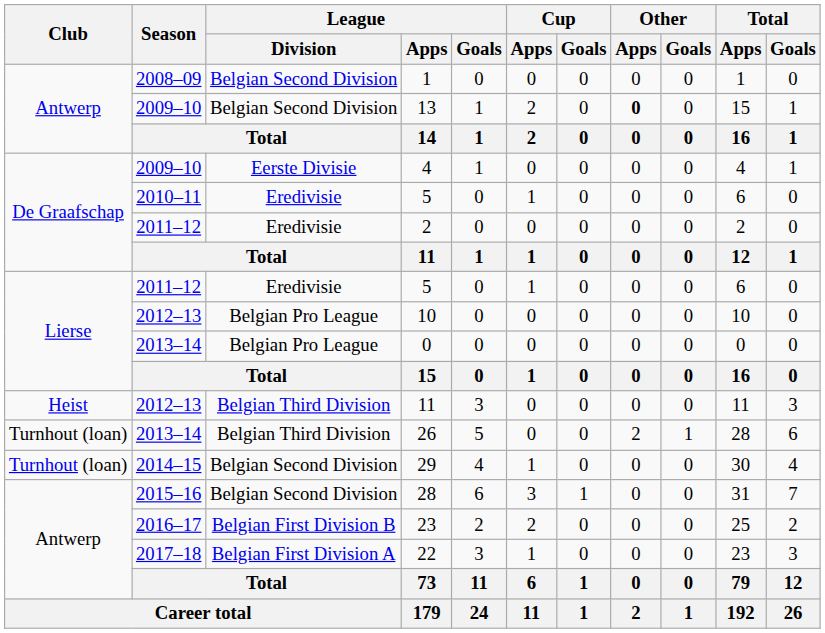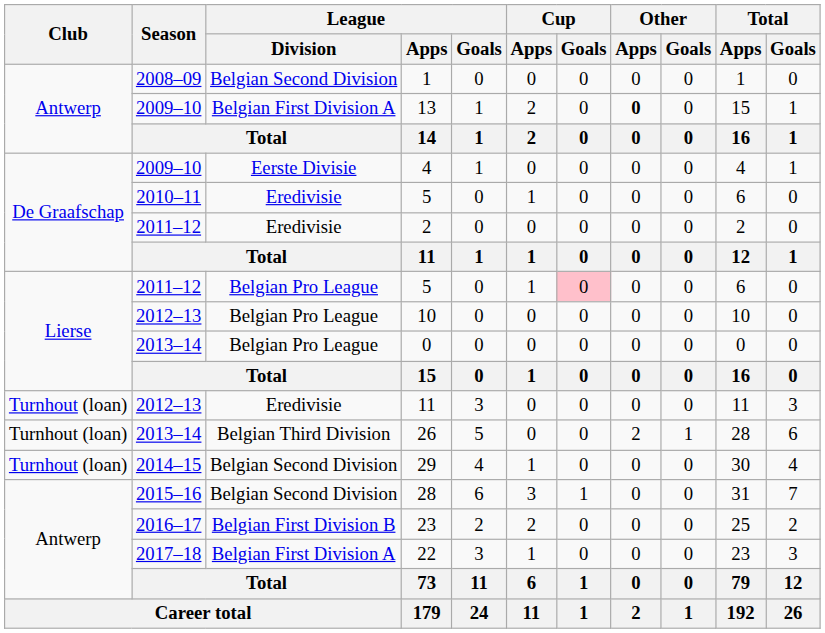(304, 108) Belgian Second Division -> (304, 108) Belgian First Division A
(304, 286) Eredivisie -> (304, 286) Belgian Pro League
(584, 286) no background -> (584, 286) pink background
(68, 405) Heist -> (68, 405) Turnhout (loan)
(304, 405) Belgian Third Division -> (304, 405) Eredivisie
